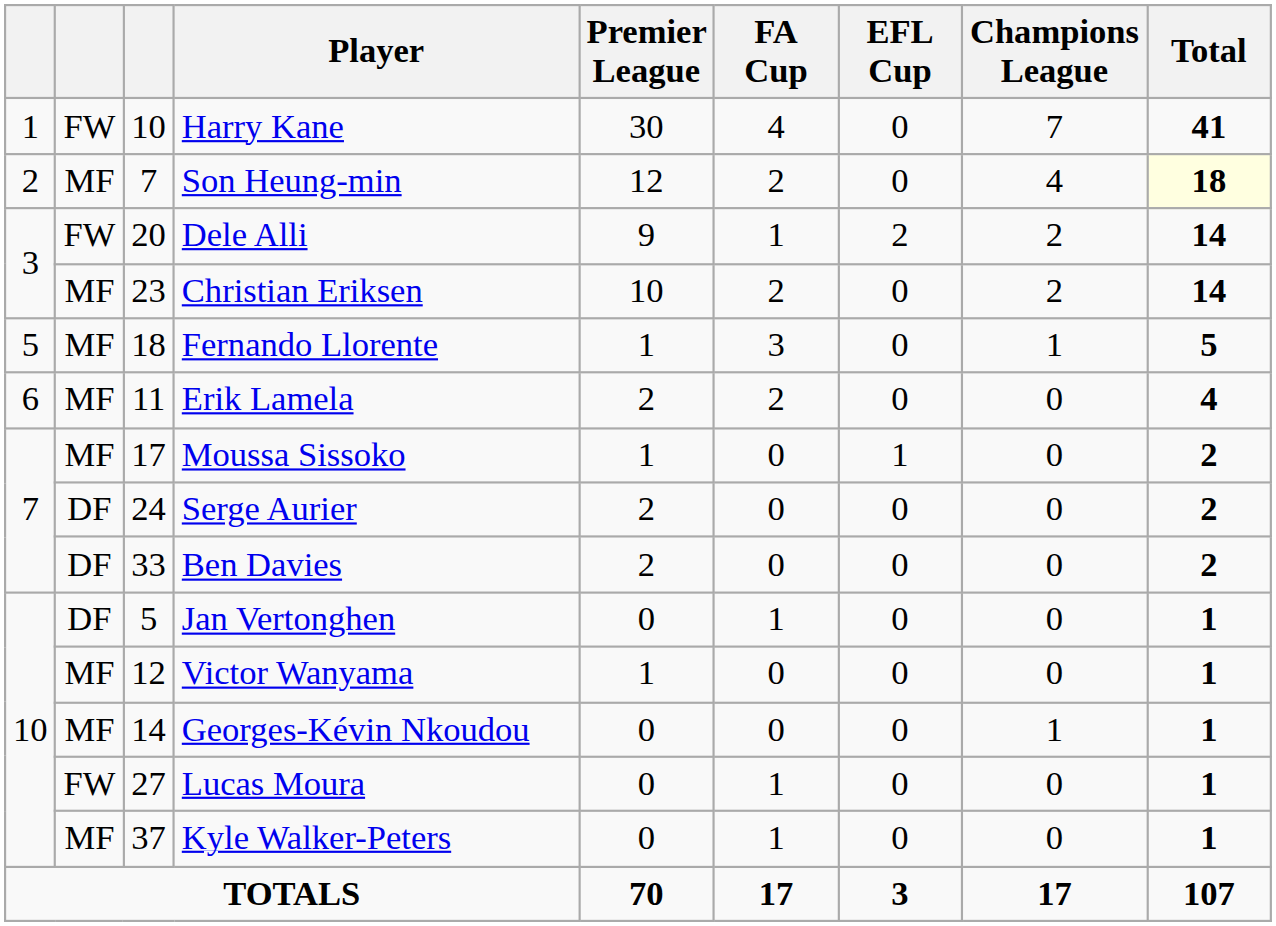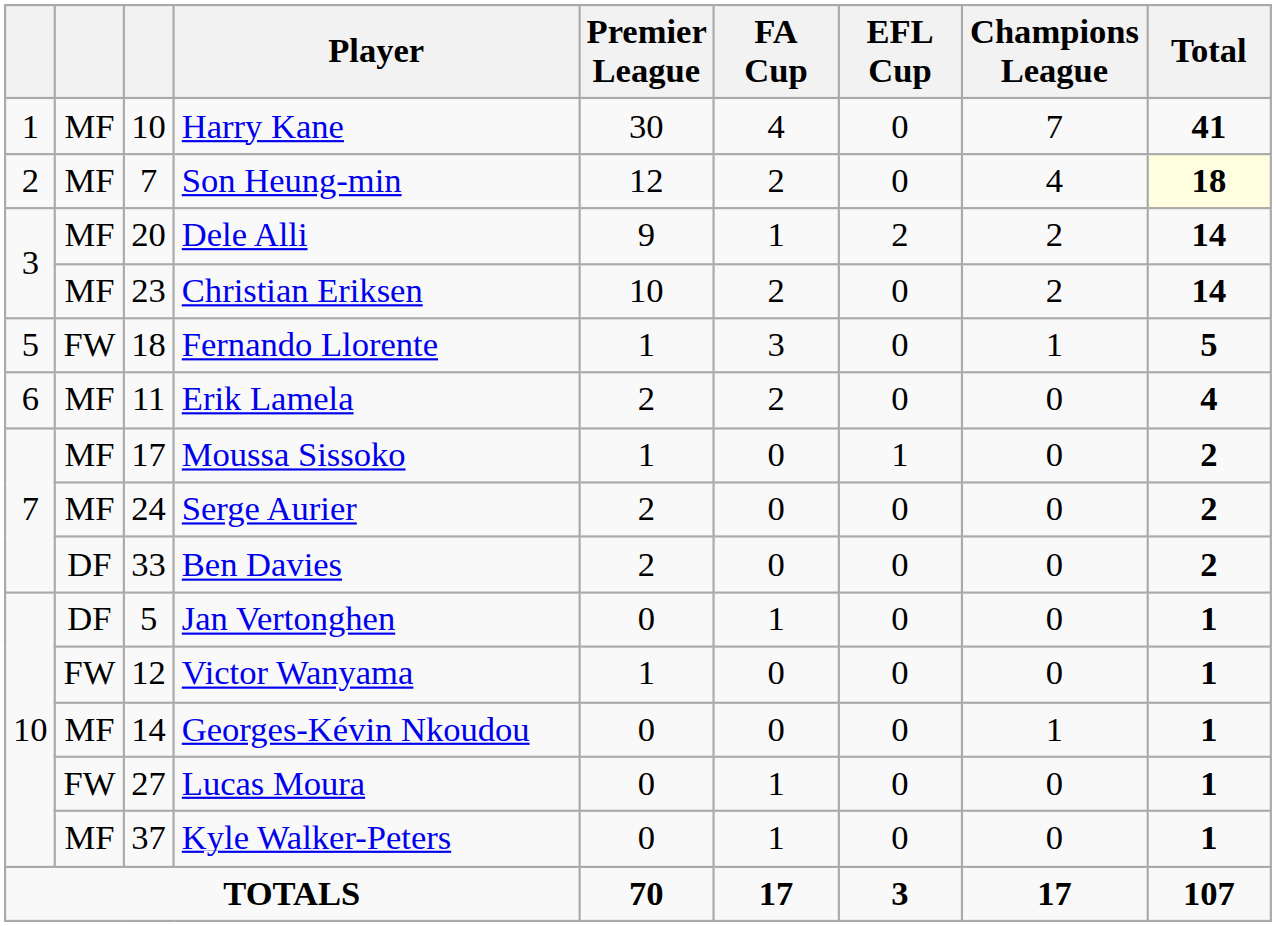(89, 125) FW -> (89, 125) MF
(89, 235) FW -> (89, 235) MF
(89, 344) MF -> (89, 344) FW
(89, 509) DF -> (89, 509) MF
(89, 673) MF -> (89, 673) FW
